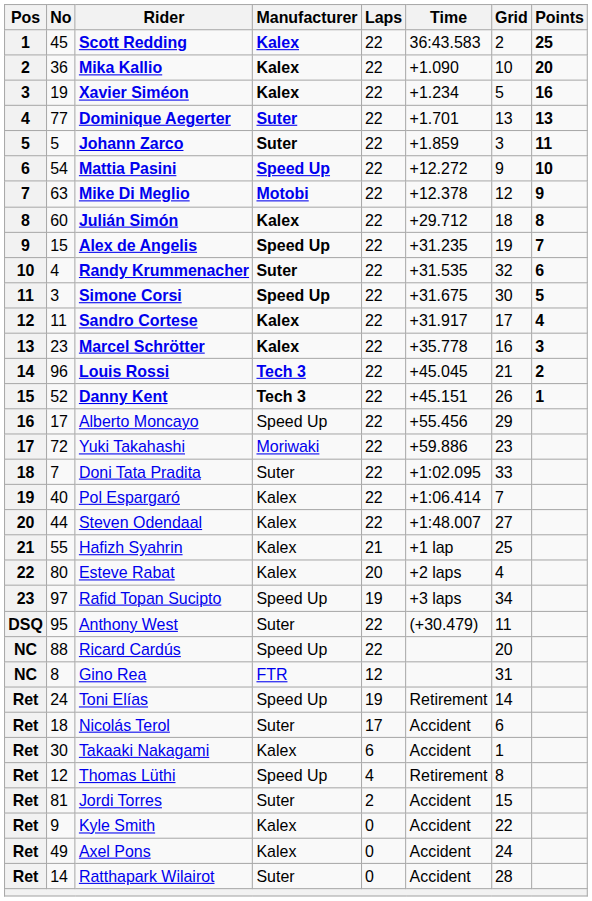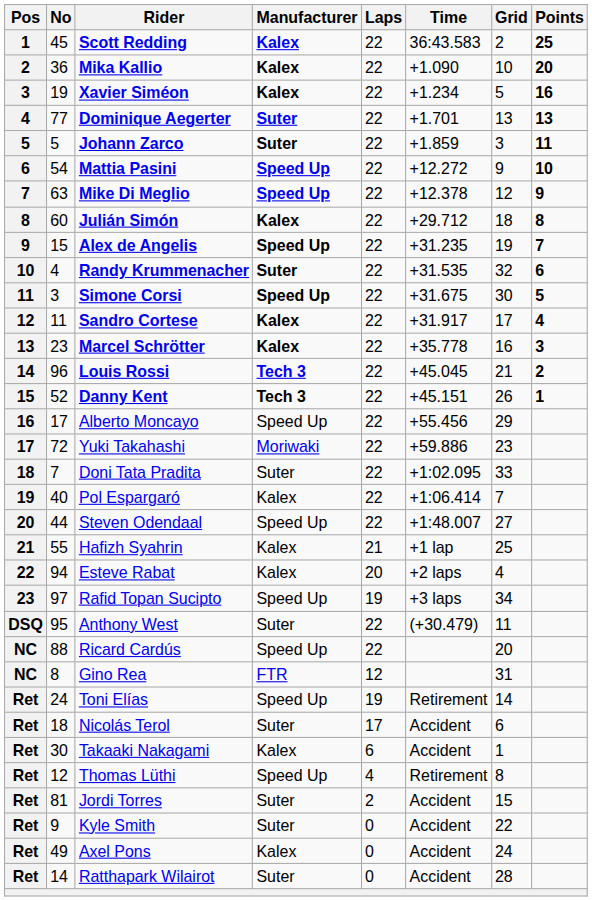(283, 194) Motobi -> (293, 194) Speed Up
(276, 523) Kalex -> (292, 523) Speed Up
(59, 573) 80 -> (59, 573) 94
(276, 826) Kalex -> (276, 826) Suter
